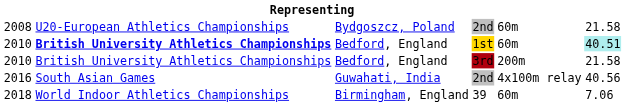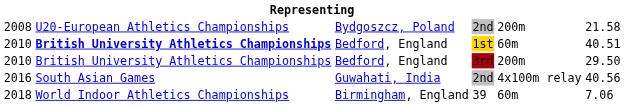(508, 27) 60m -> (511, 27) 200m
(603, 44) paleturquoise background -> (603, 44) no background
(603, 61) 21.58 -> (603, 61) 29.50
